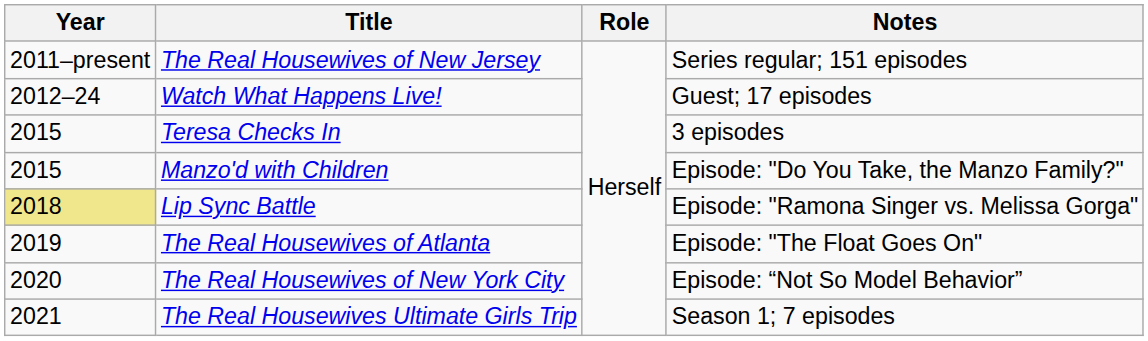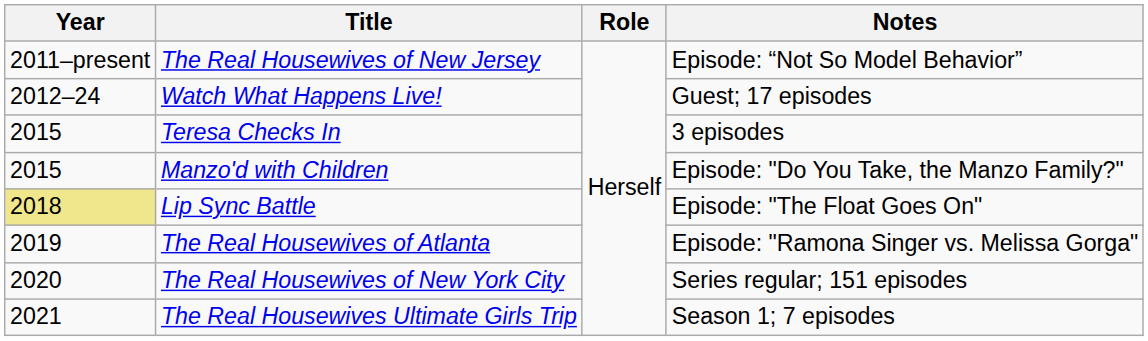(819, 59) Series regular; 151 episodes -> (847, 59) Episode: “Not So Model Behavior”
(905, 206) Episode: "Ramona Singer vs. Melissa Gorga" -> (827, 206) Episode: "The Float Goes On"
(827, 243) Episode: "The Float Goes On" -> (905, 243) Episode: "Ramona Singer vs. Melissa Gorga"
(847, 280) Episode: “Not So Model Behavior” -> (819, 280) Series regular; 151 episodes
